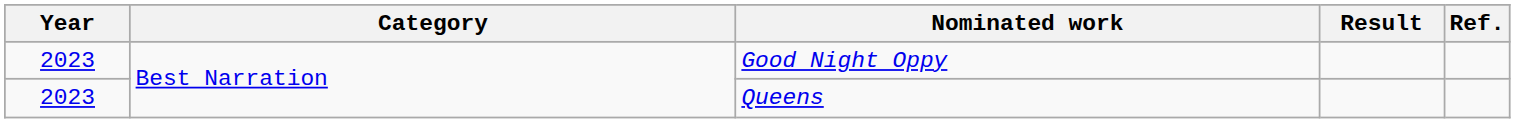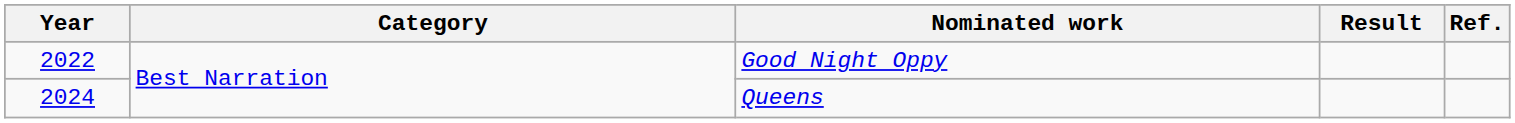(68, 61) 2023 -> (68, 61) 2022
(68, 98) 2023 -> (68, 98) 2024
